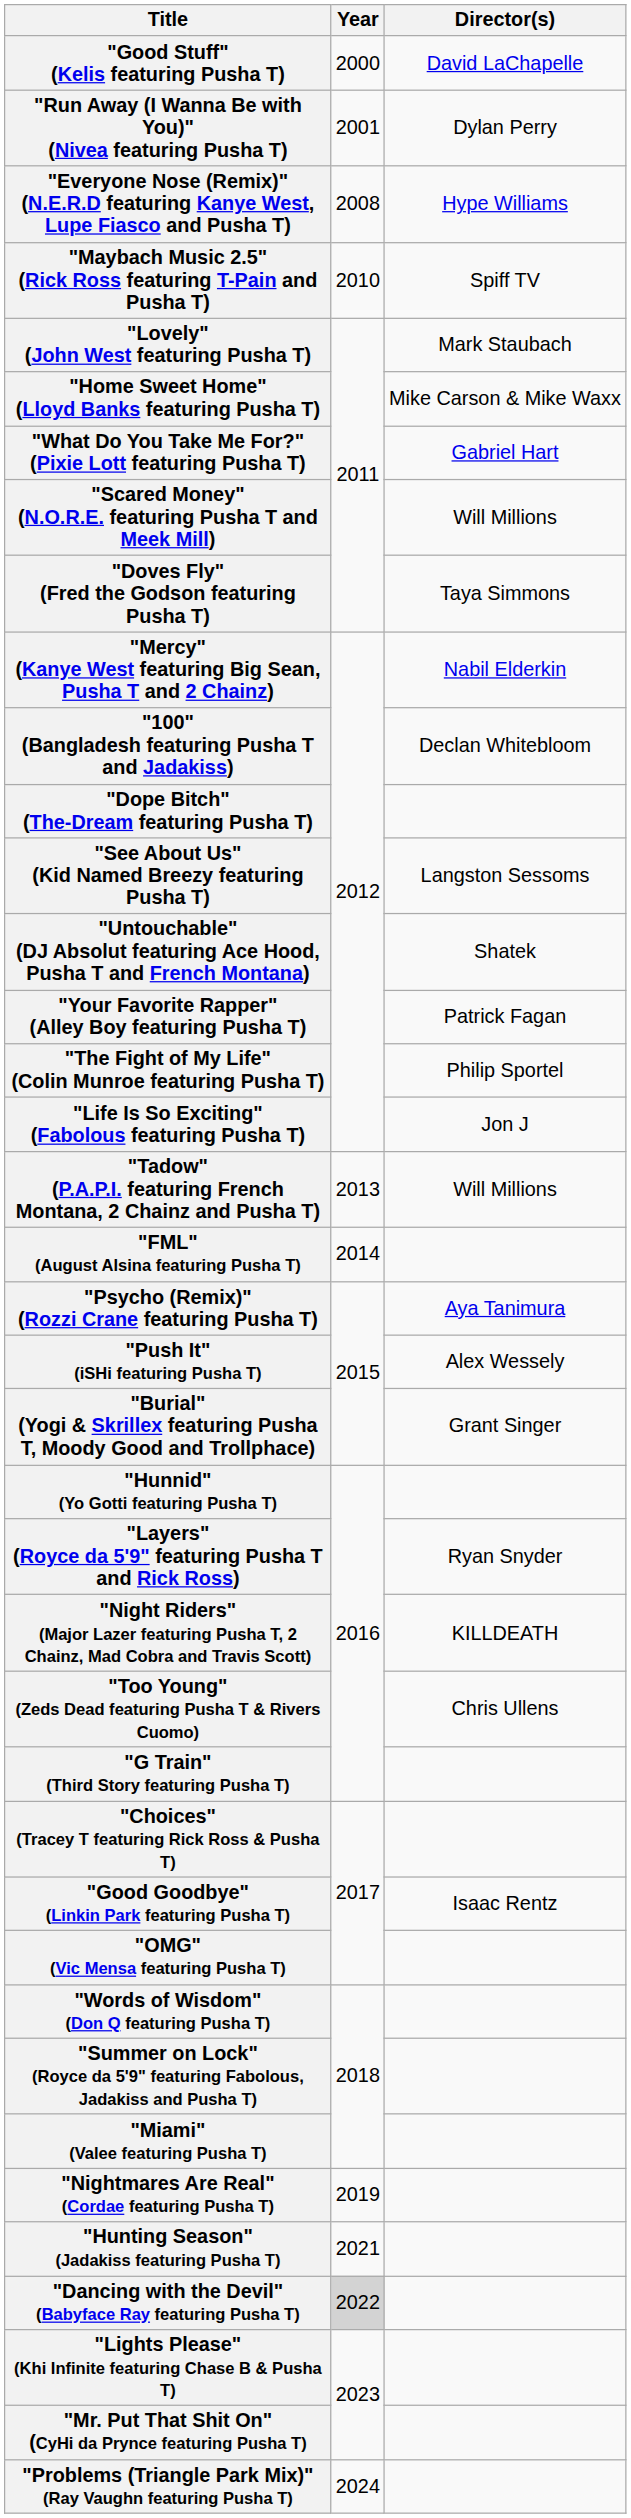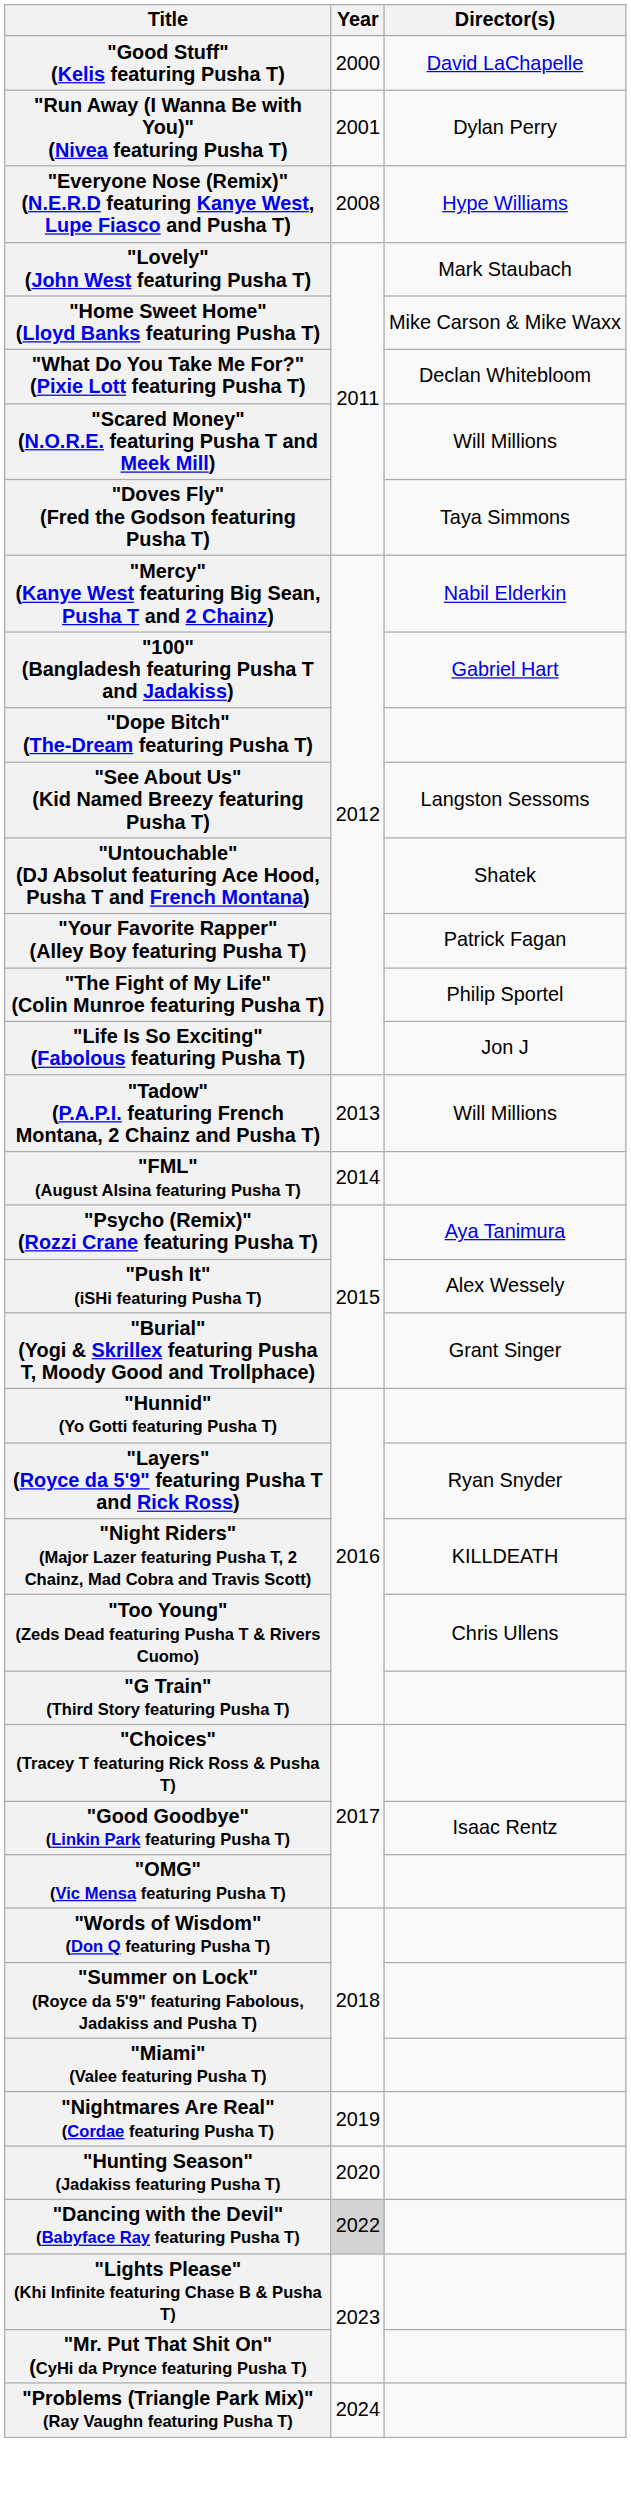- row: (168, 280)
(505, 452) Gabriel Hart -> (505, 376) Declan Whitebloom
(505, 745) Declan Whitebloom -> (505, 669) Gabriel Hart
(358, 2248) 2021 -> (358, 2172) 2020
